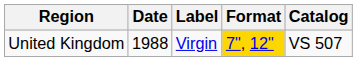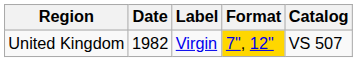(150, 43) 1988 -> (150, 43) 1982
